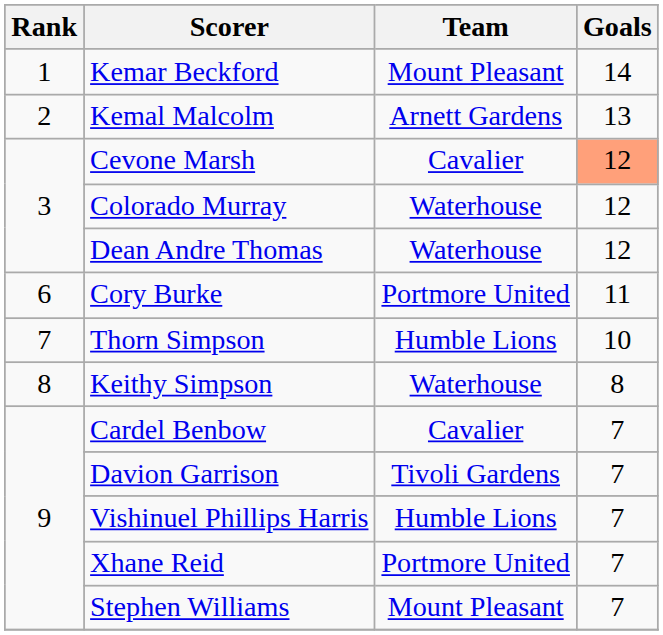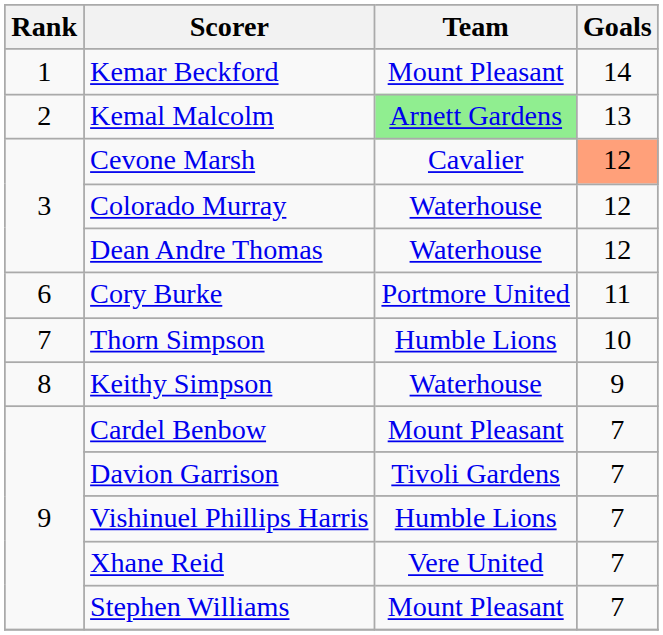(476, 116) no background -> (476, 116) lightgreen background
(617, 384) 8 -> (617, 384) 9
(476, 428) Cavalier -> (476, 428) Mount Pleasant
(476, 562) Portmore United -> (476, 562) Vere United
